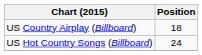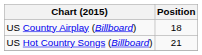(176, 43) 24 -> (176, 43) 21
